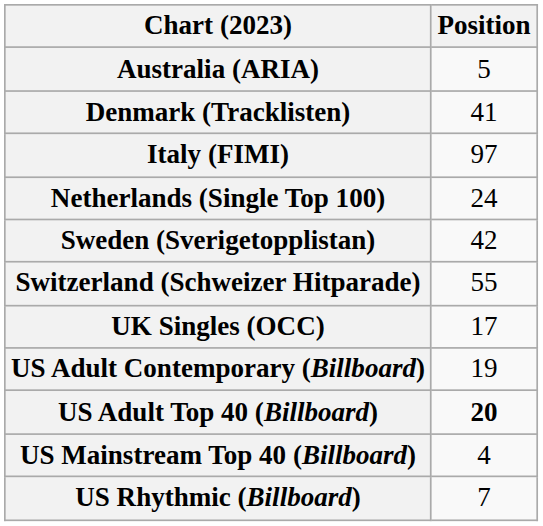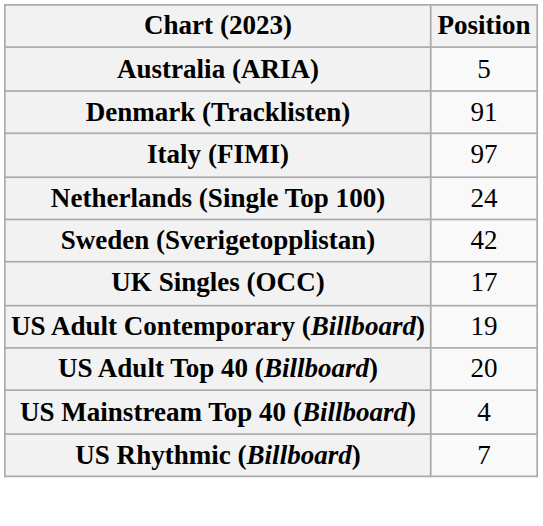(484, 111) 41 -> (484, 111) 91
- row: (218, 283)
(484, 411) bold -> (484, 369) normal
